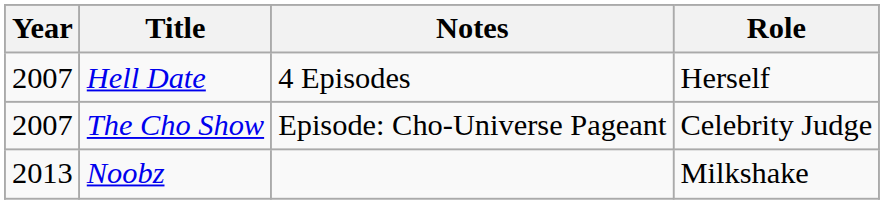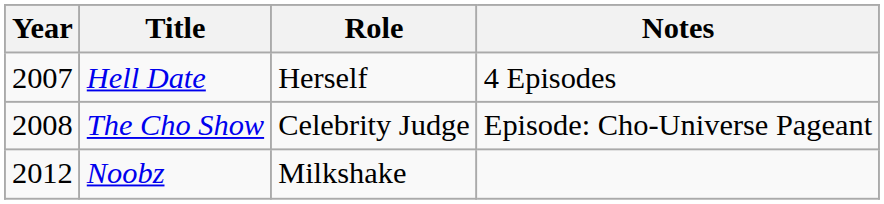columns swapped: (776, 28) <-> (472, 28)
(42, 125) 2007 -> (42, 125) 2008
(42, 173) 2013 -> (42, 173) 2012
